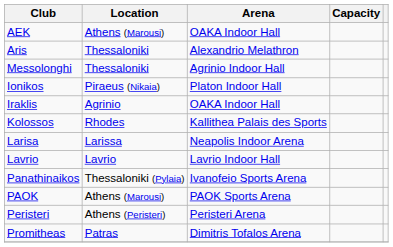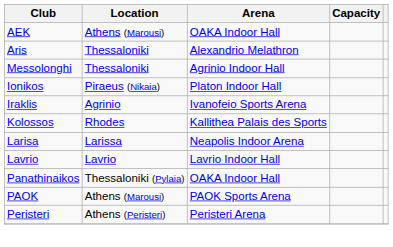(235, 104) OAKA Indoor Hall -> (248, 104) Ivanofeio Sports Arena
(248, 178) Ivanofeio Sports Arena -> (235, 178) OAKA Indoor Hall
- row: (36, 232)
